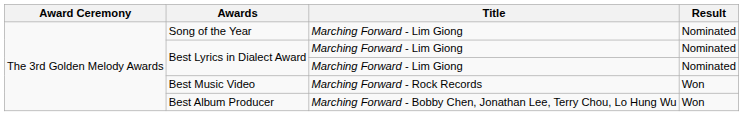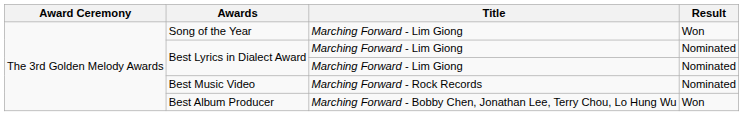(709, 31) Nominated -> (693, 31) Won
(693, 84) Won -> (709, 84) Nominated
